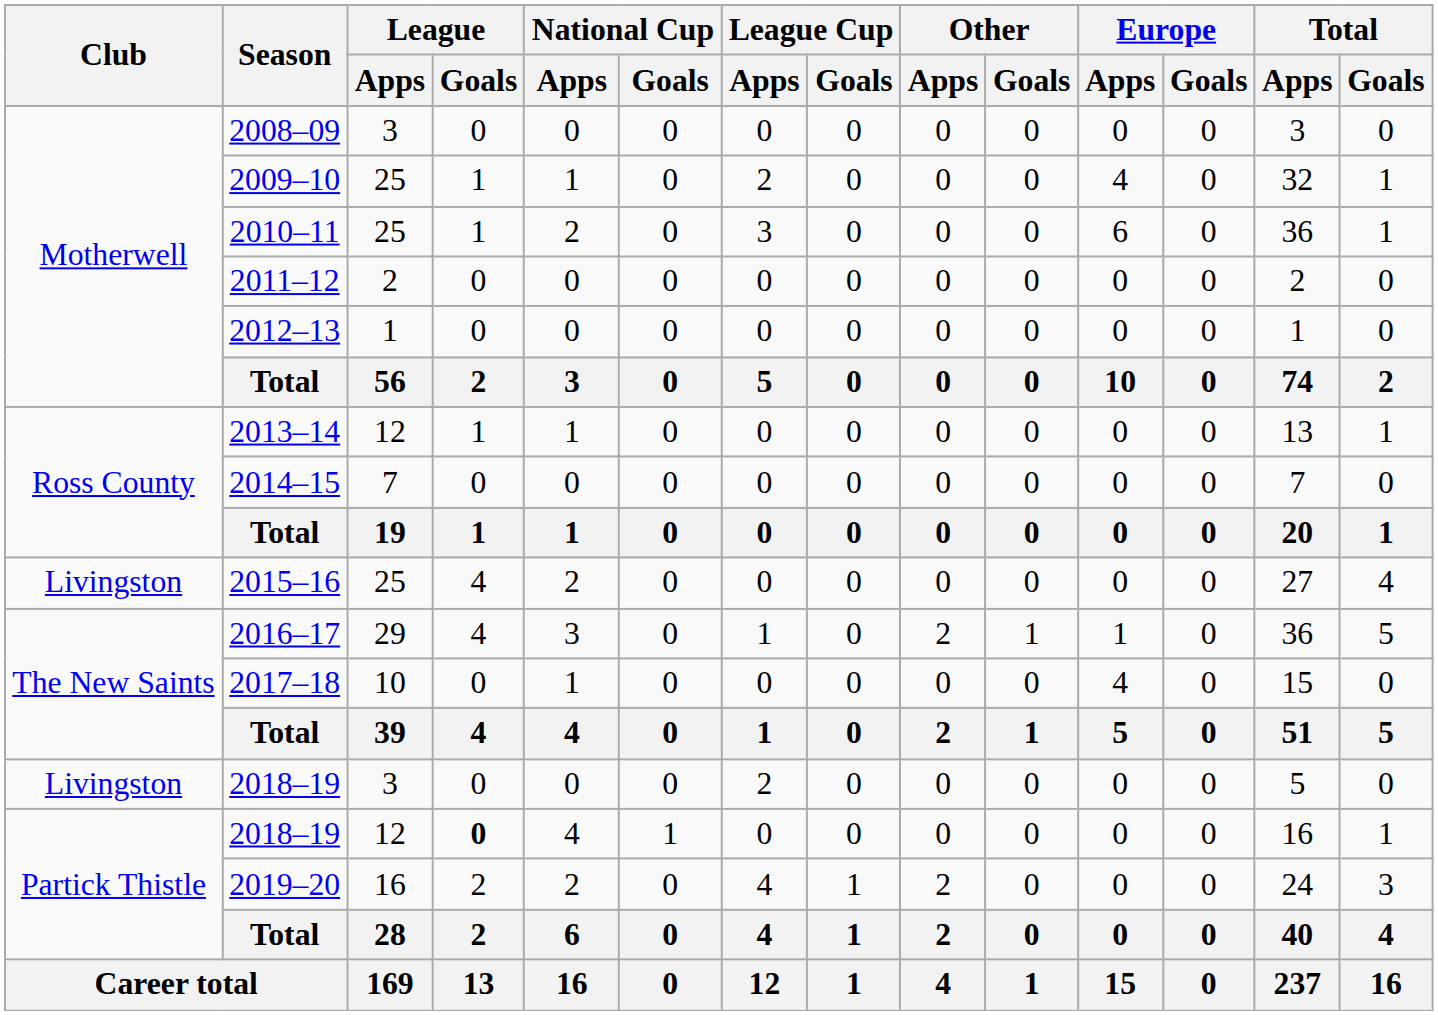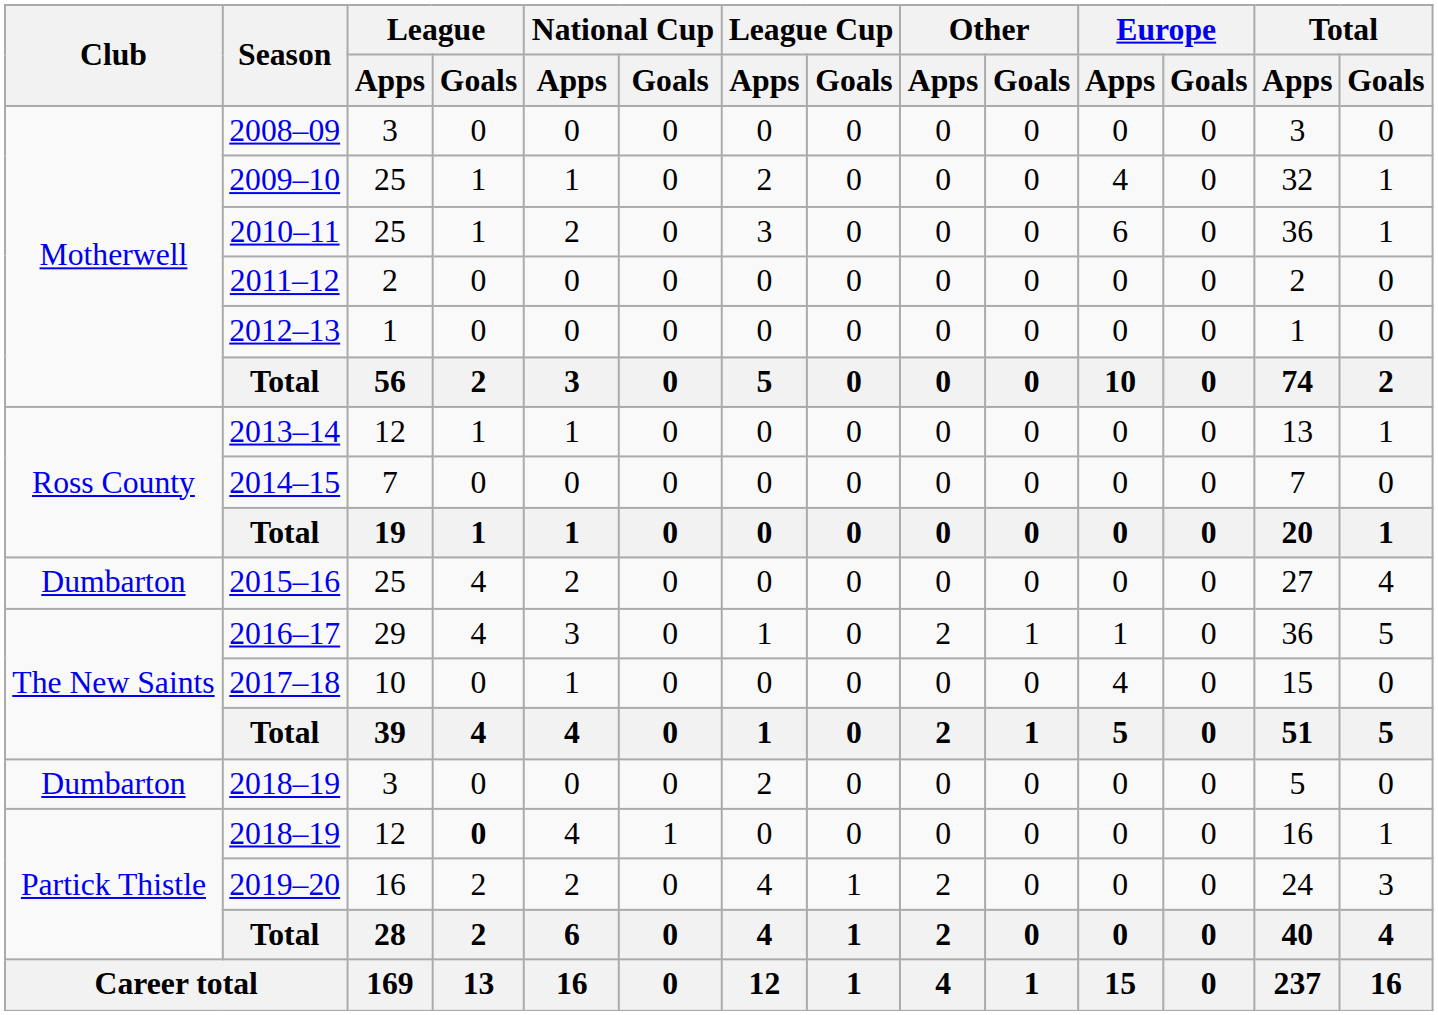(113, 582) Livingston -> (113, 582) Dumbarton
(113, 783) Livingston -> (113, 783) Dumbarton
